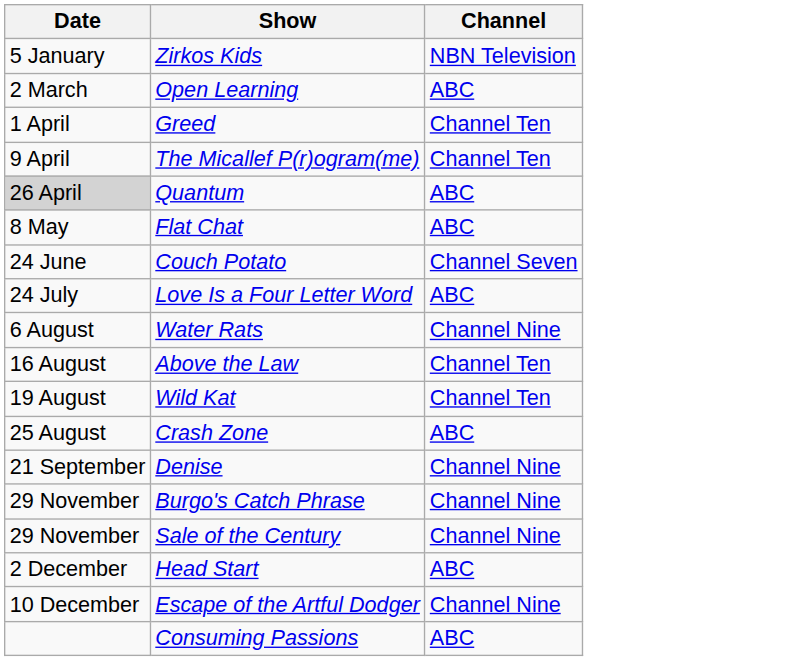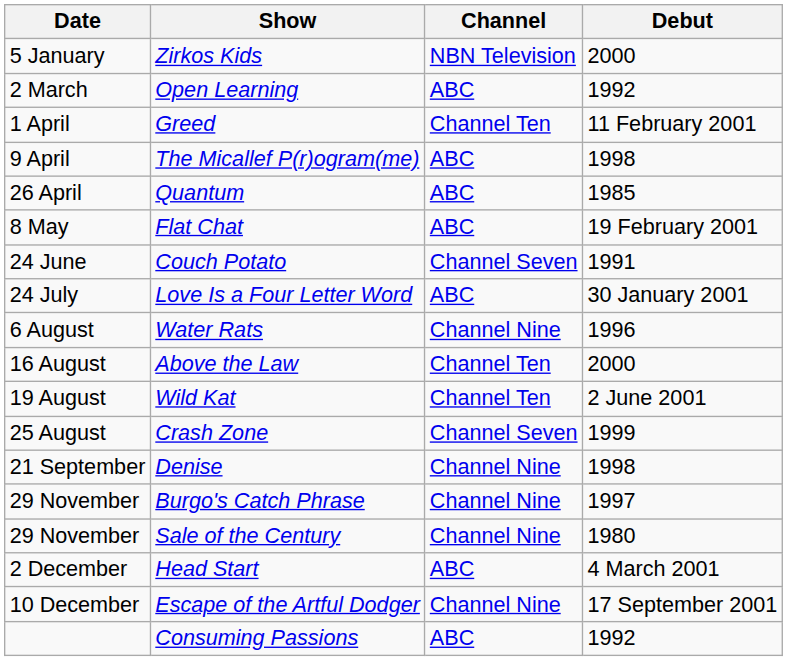+ column: (682, 21)
(490, 158) Channel Ten -> (452, 158) ABC
(46, 192) lightgrey background -> (46, 192) no background
(452, 432) ABC -> (504, 432) Channel Seven
